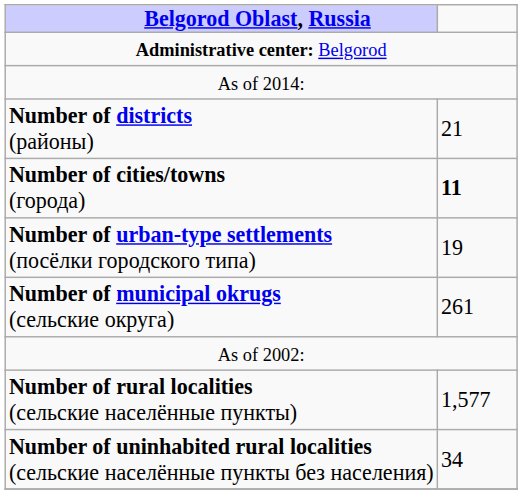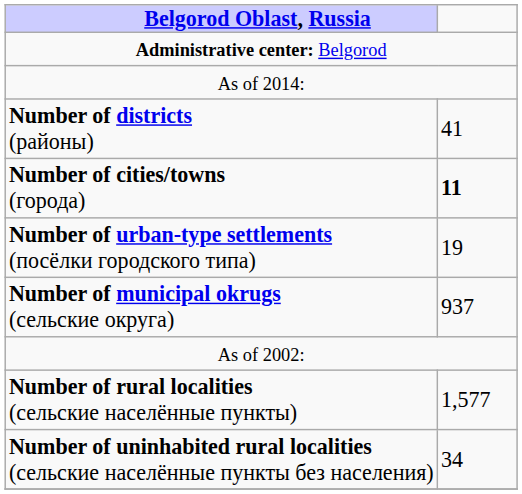(452, 128) 21 -> (452, 128) 41
(457, 306) 261 -> (457, 306) 937
